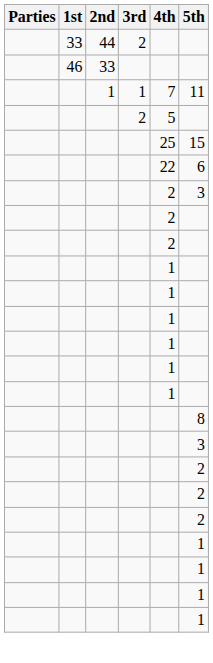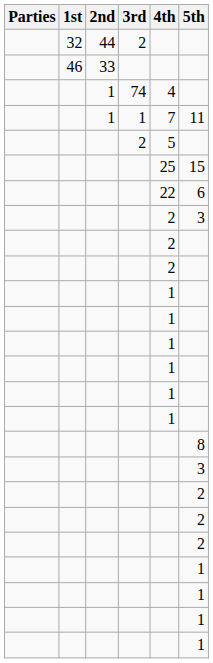(74, 42) 33 -> (74, 42) 32
+ row: (111, 92)
